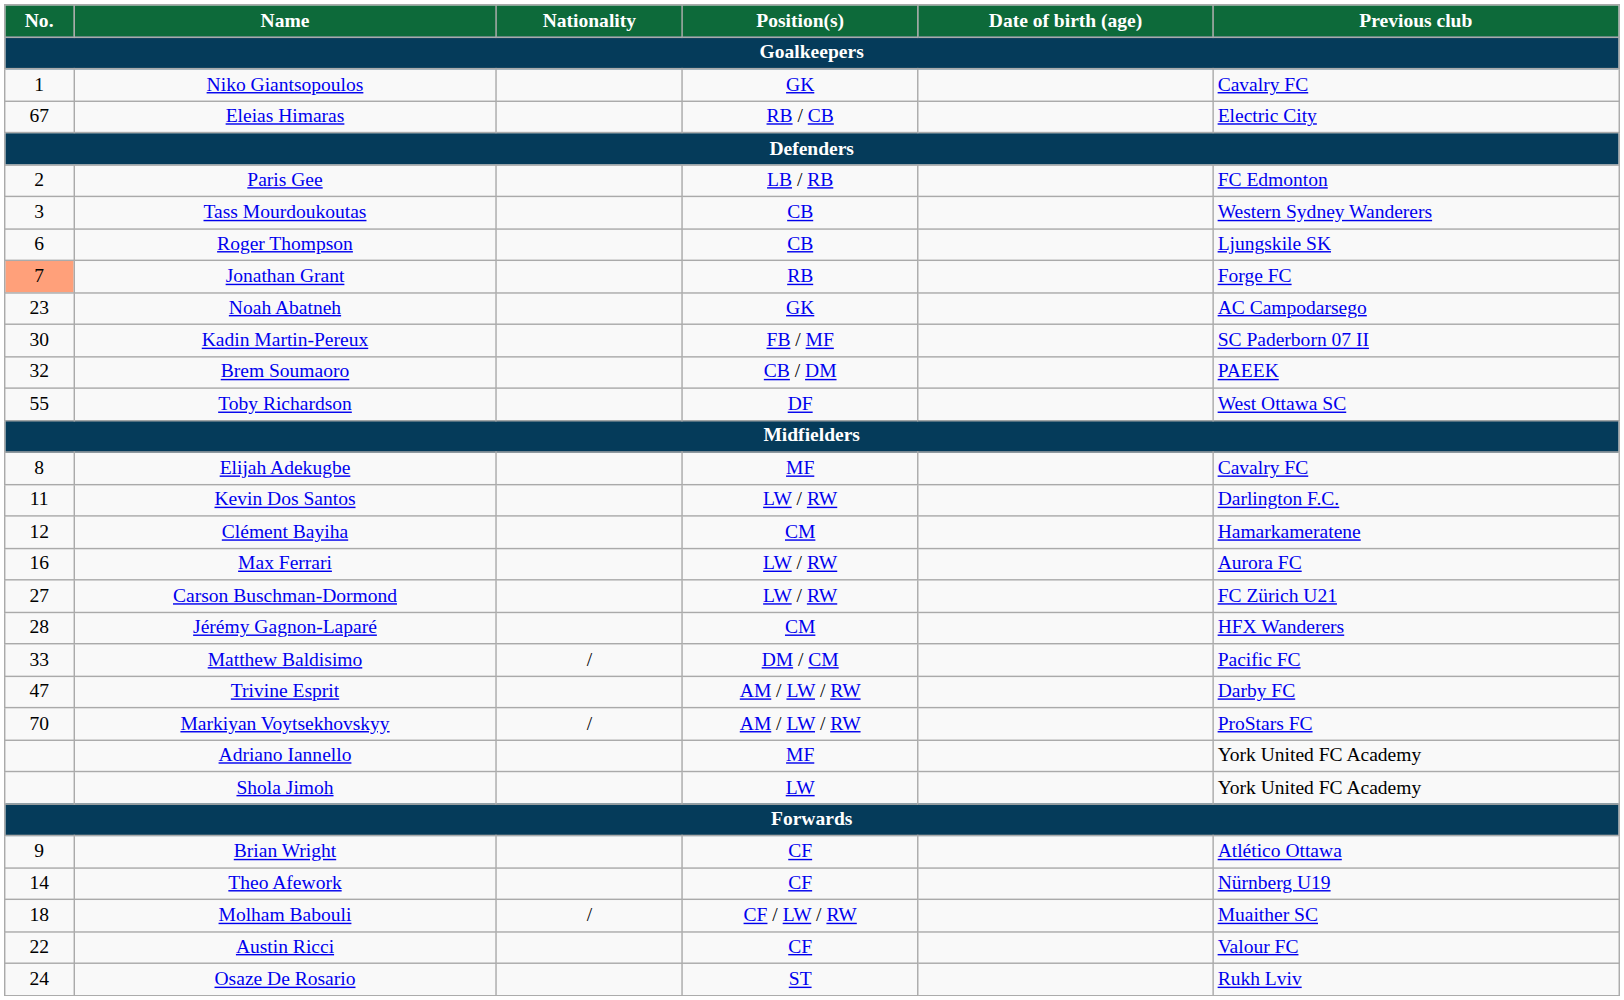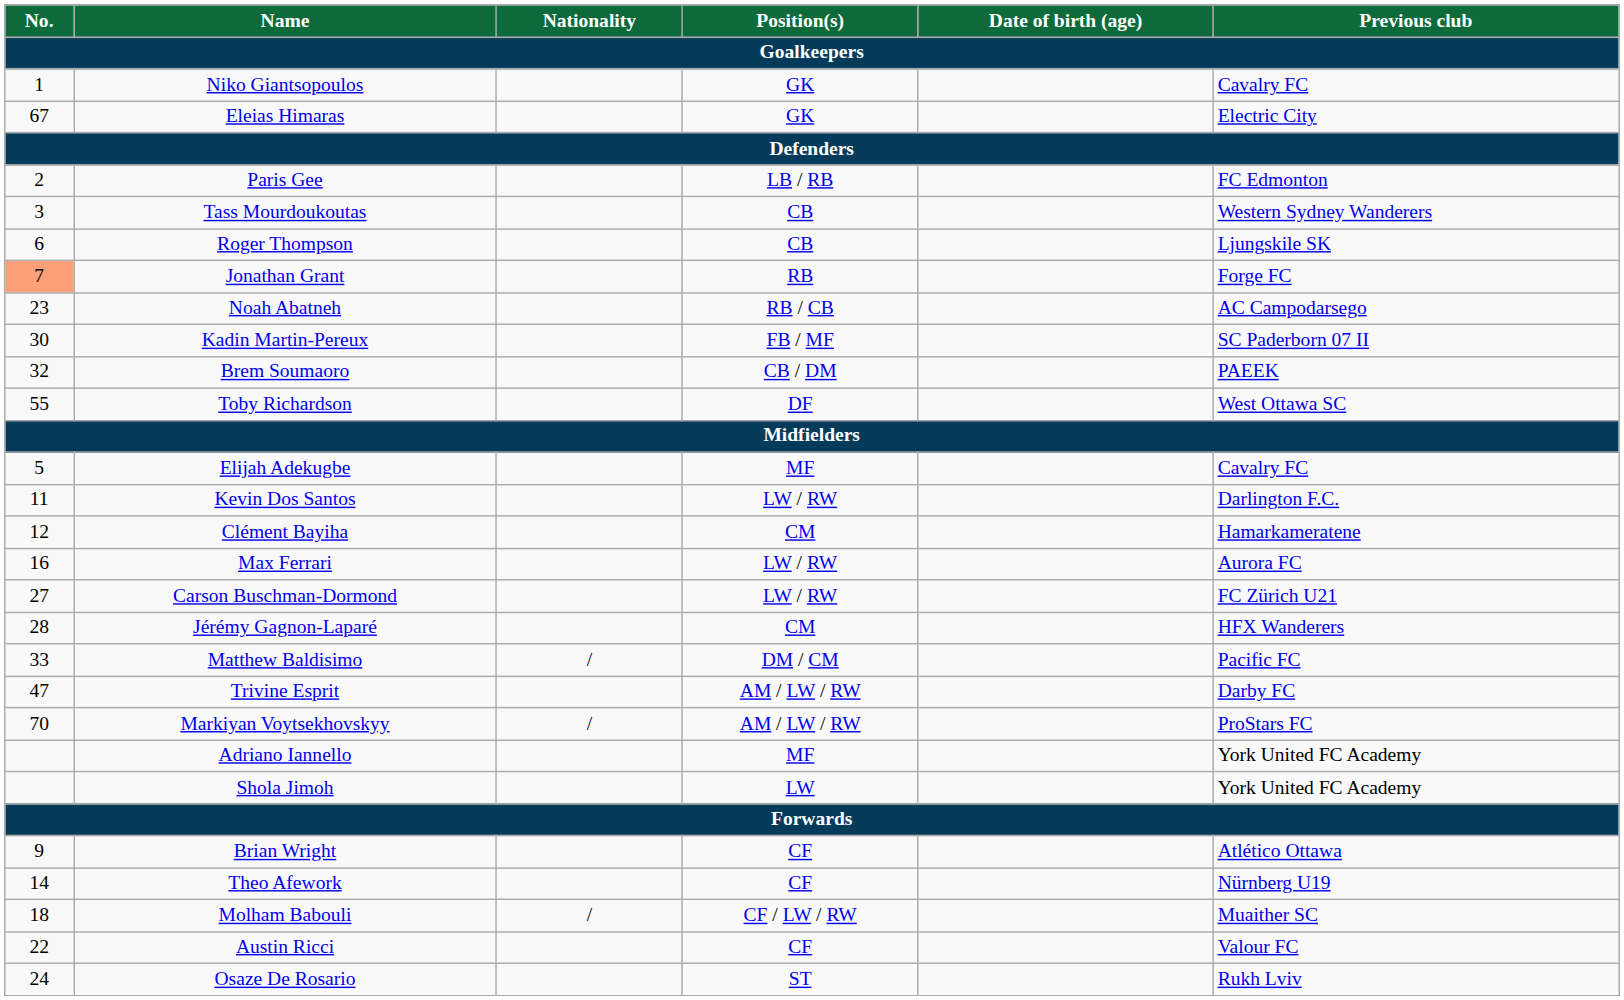(800, 116) RB / CB -> (800, 116) GK
(800, 307) GK -> (800, 307) RB / CB
(39, 467) 8 -> (39, 467) 5
